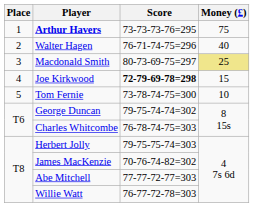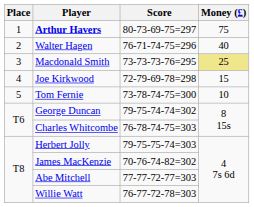(159, 29) 73-73-73-76=295 -> (159, 29) 80-73-69-75=297
(159, 62) 80-73-69-75=297 -> (159, 62) 73-73-73-76=295
(159, 78) bold -> (159, 78) normal
